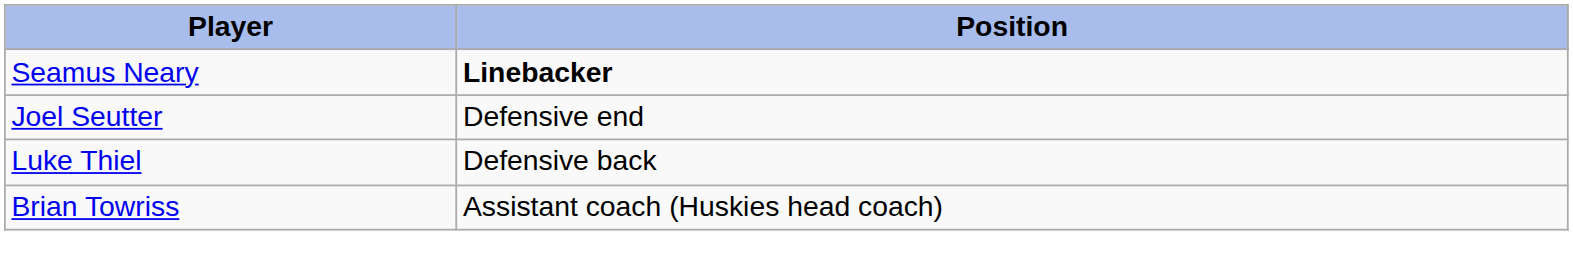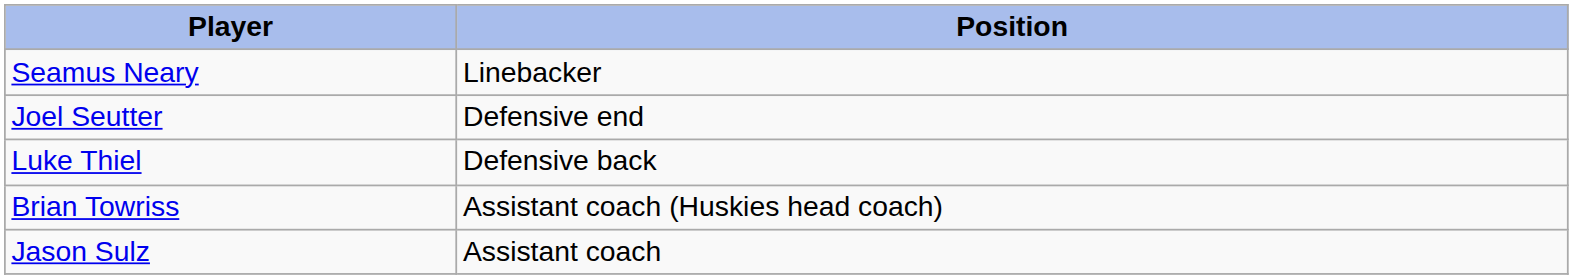(538, 71) bold -> (532, 71) normal
+ row: (81, 251)
